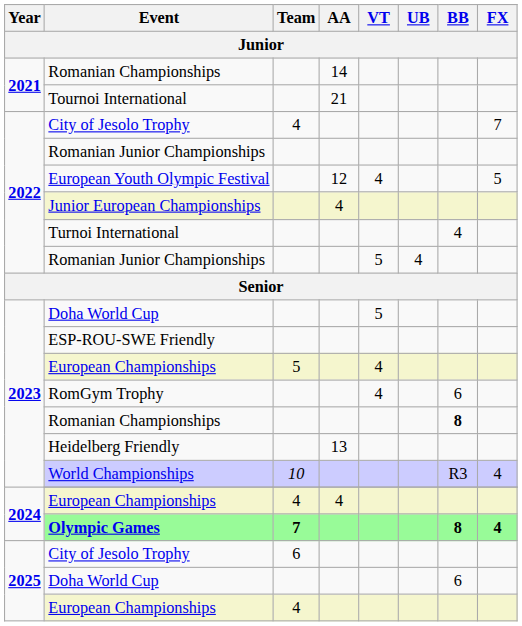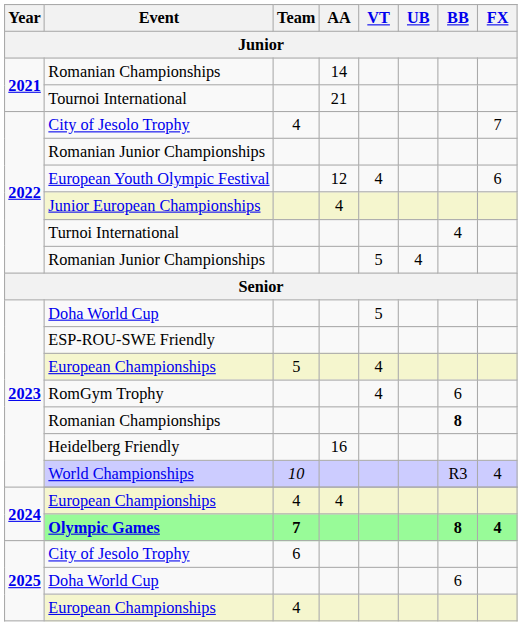(498, 178) 5 -> (498, 178) 6
(339, 447) 13 -> (339, 447) 16
